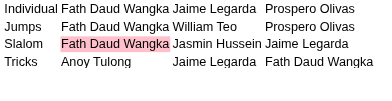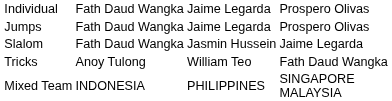(205, 26) William Teo -> (229, 26) Jaime Legarda
(115, 44) pink background -> (130, 44) no background
(214, 61) Jaime Legarda -> (219, 61) William Teo
+ row: (38, 86)
